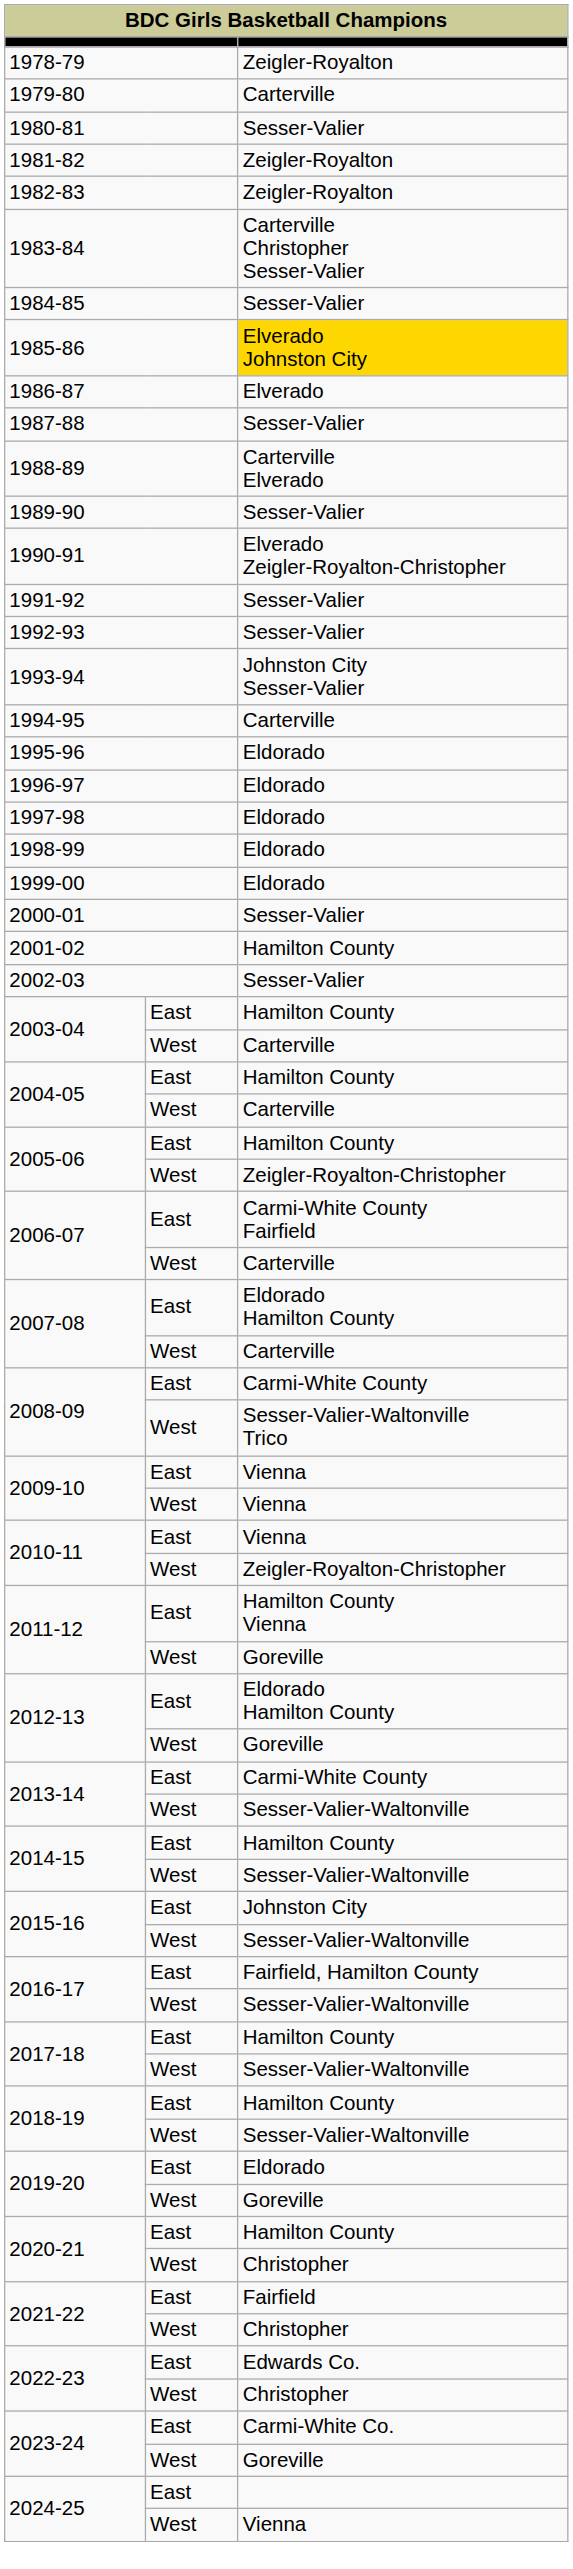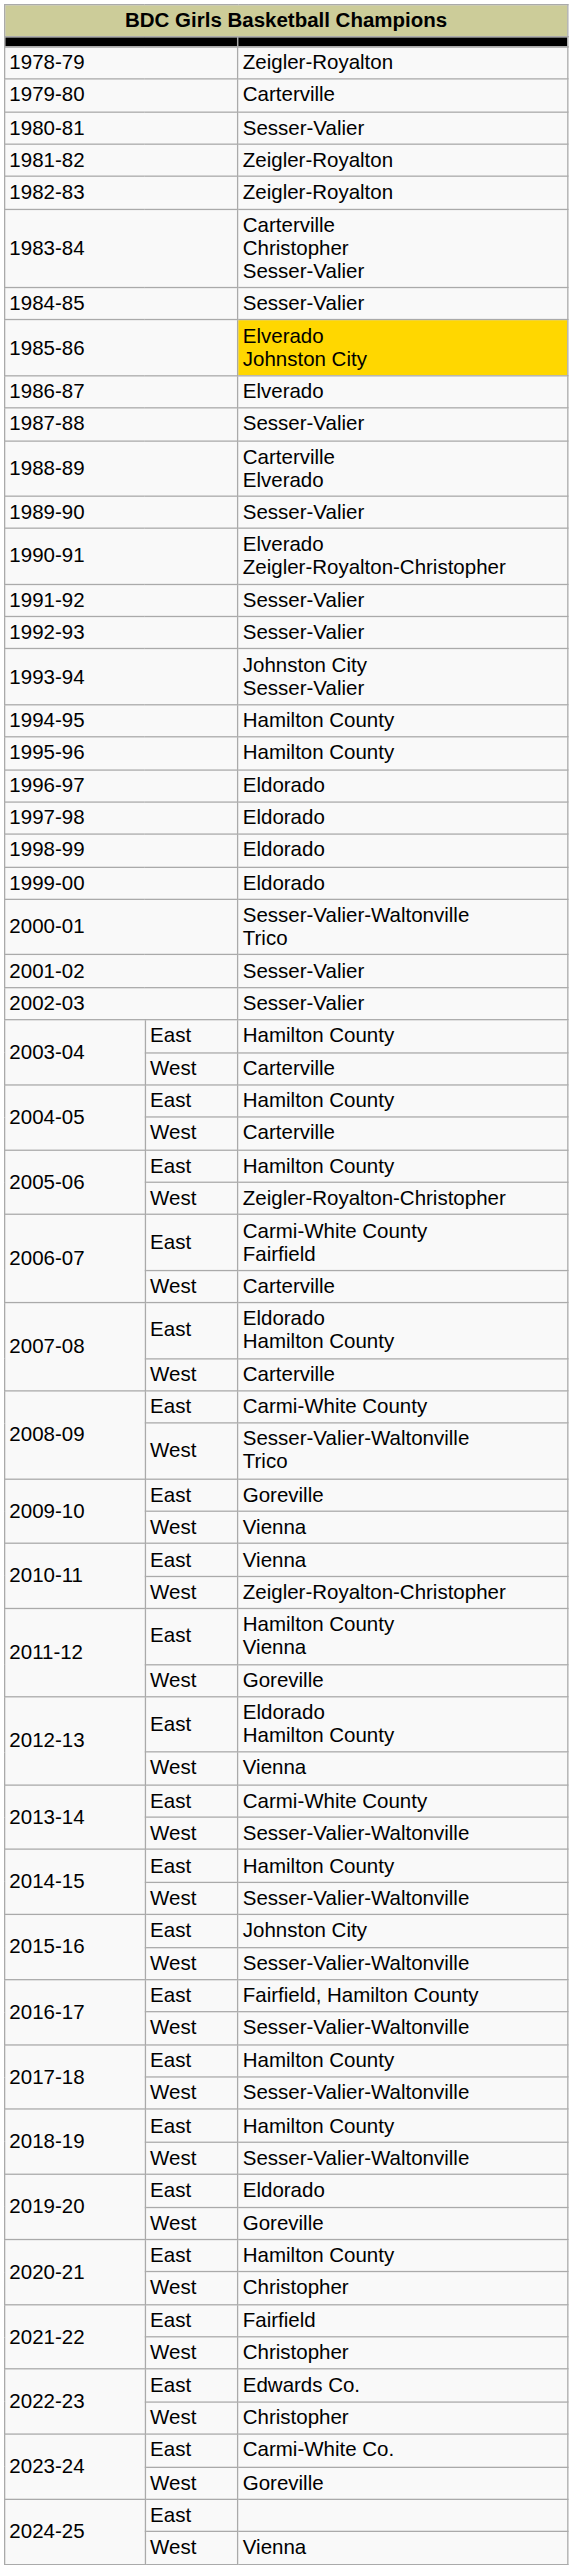(289, 720) Carterville -> (318, 720) Hamilton County
(284, 753) Eldorado -> (318, 753) Hamilton County
(303, 915) Sesser-Valier -> (356, 926) Sesser-Valier-Waltonville Trico
(318, 947) Hamilton County -> (303, 970) Sesser-Valier
(274, 1471) Vienna -> (283, 1494) Goreville
(283, 1745) Goreville -> (274, 1768) Vienna
